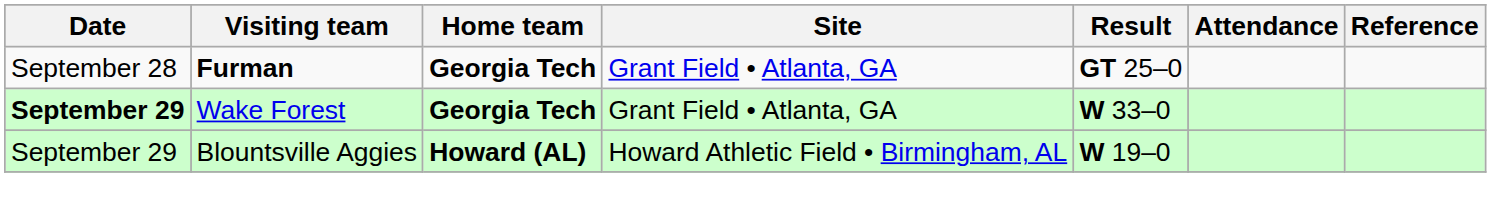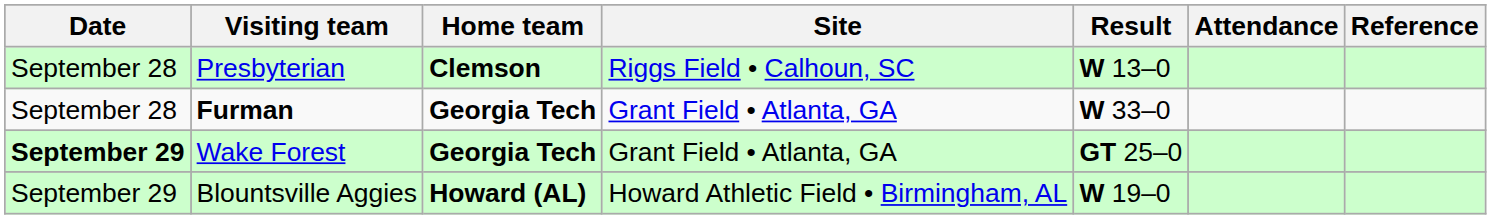+ row: (271, 68)
(1131, 68) GT 25–0 -> (1125, 110) W 33–0
(1125, 110) W 33–0 -> (1131, 152) GT 25–0
